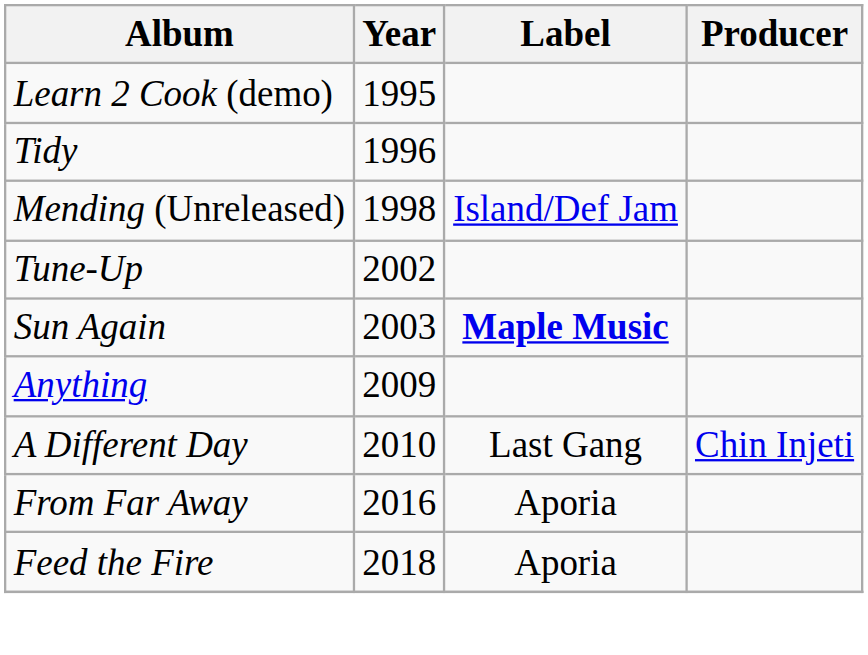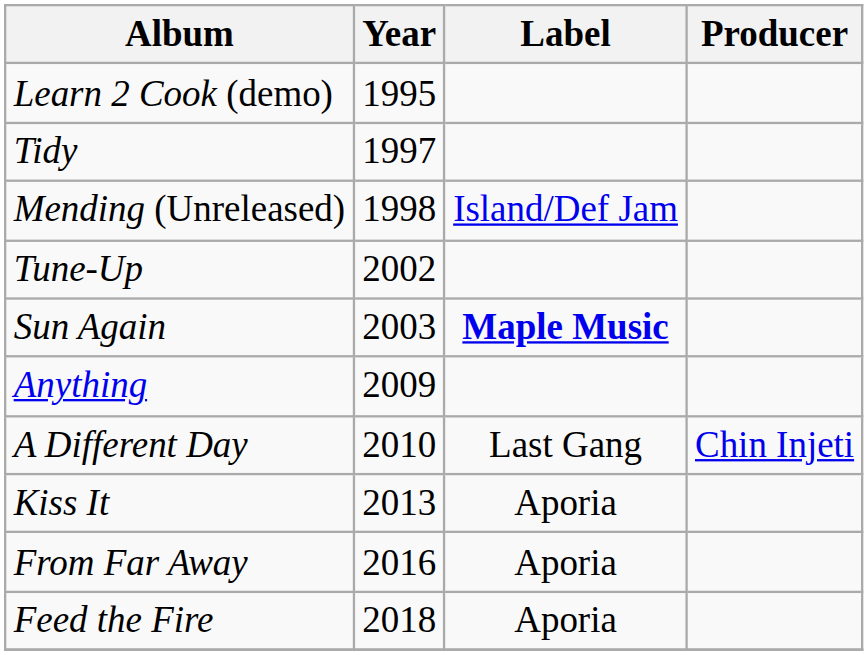(399, 151) 1996 -> (399, 151) 1997
+ row: (61, 502)
